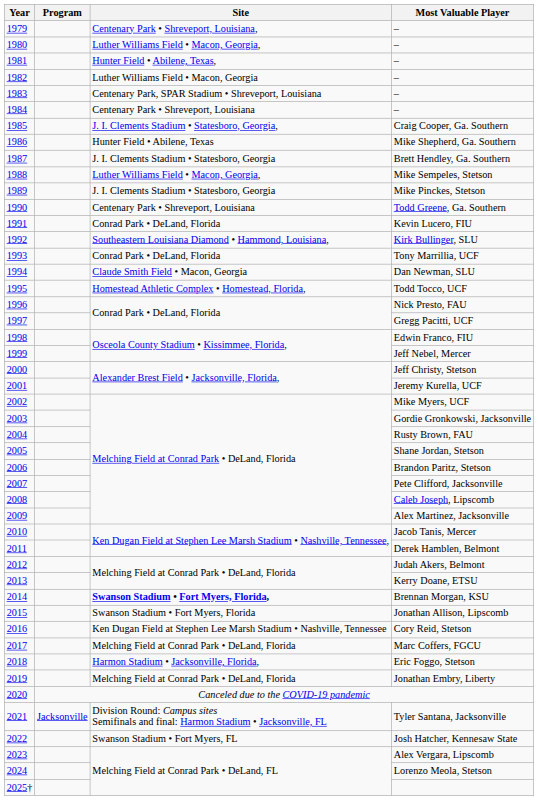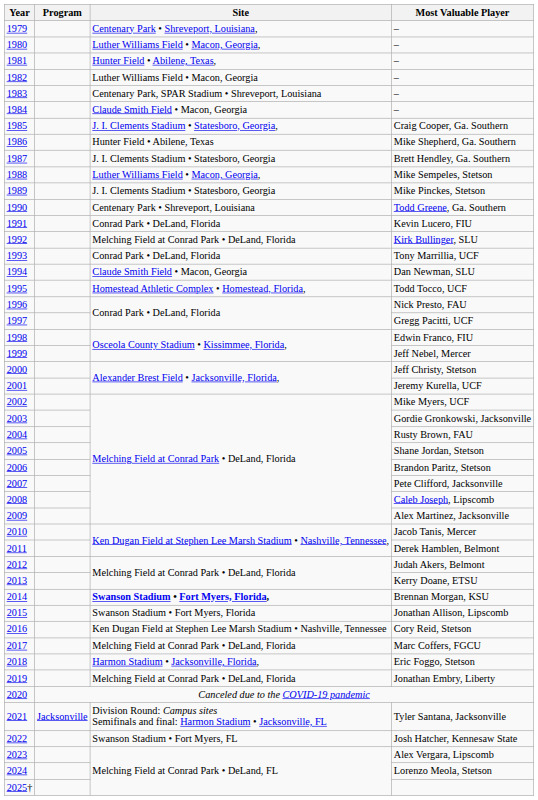(174, 110) Centenary Park • Shreveport, Louisiana -> (170, 110) Claude Smith Field • Macon, Georgia
(211, 239) Southeastern Louisiana Diamond • Hammond, Louisiana, -> (194, 239) Melching Field at Conrad Park • DeLand, Florida
